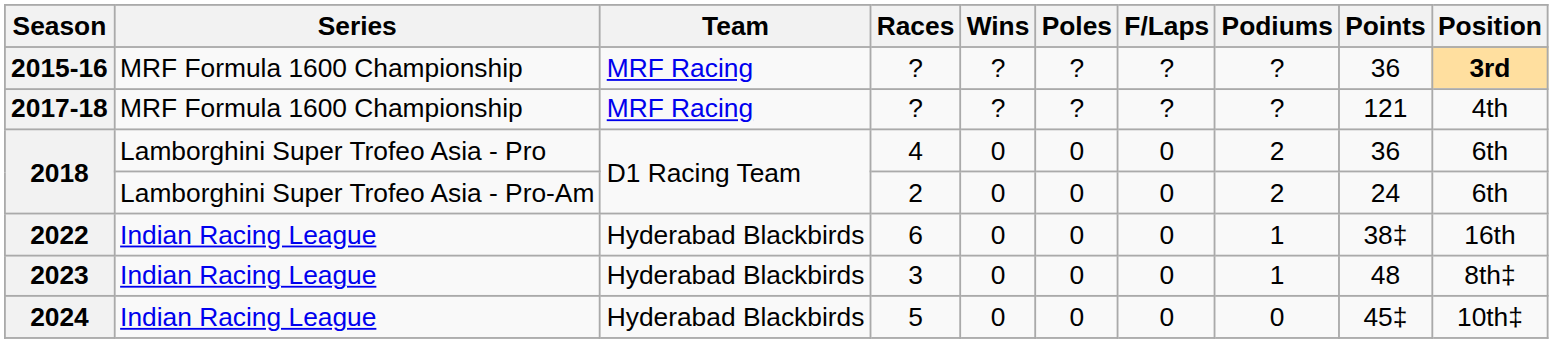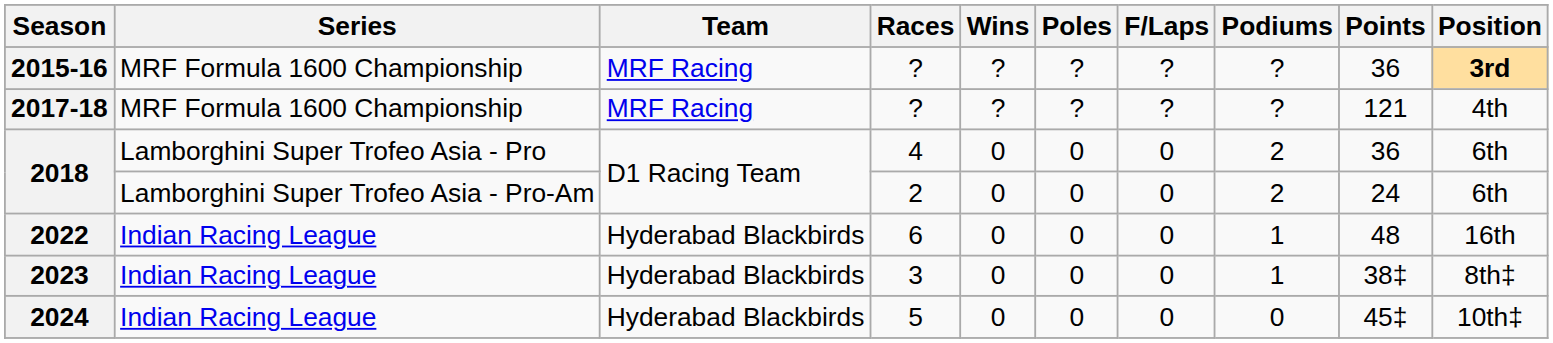(1385, 234) 38‡ -> (1385, 234) 48
(1385, 276) 48 -> (1385, 276) 38‡
